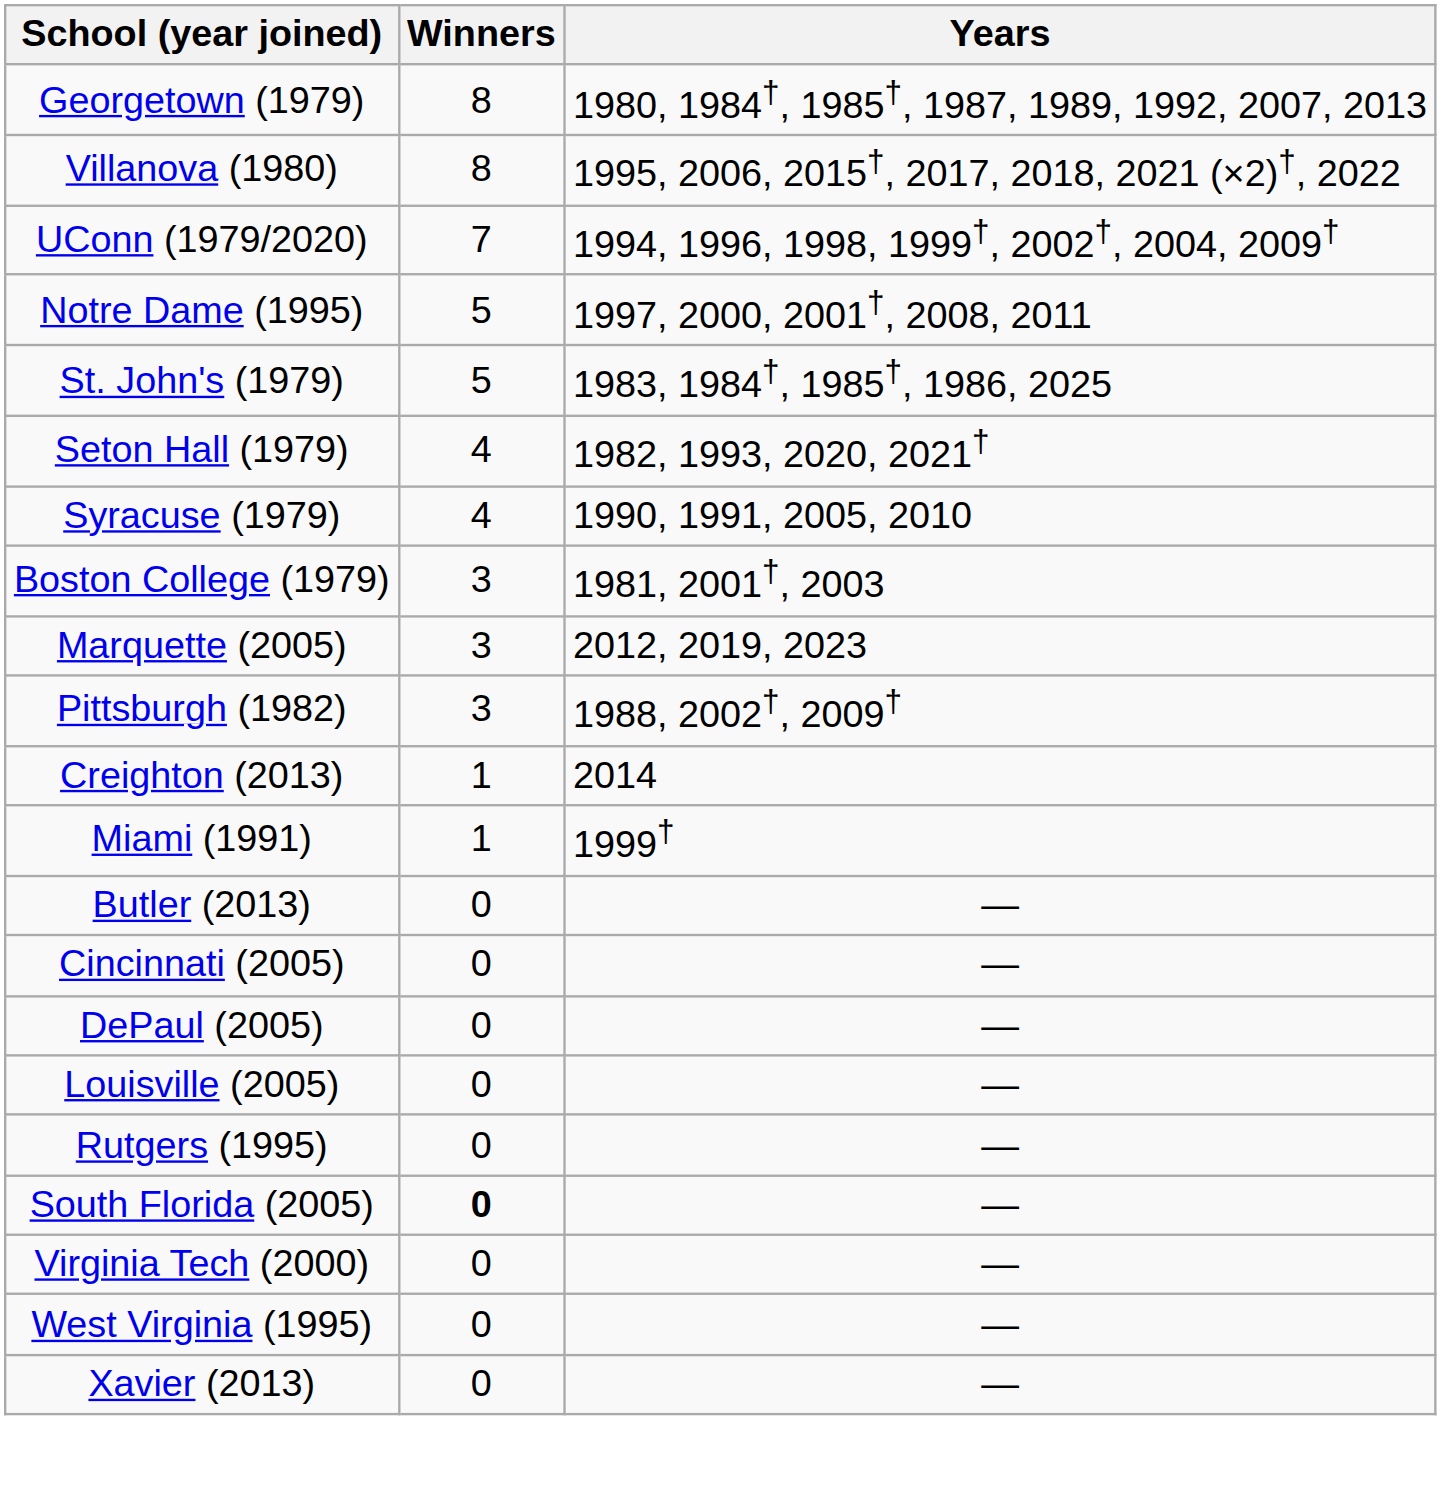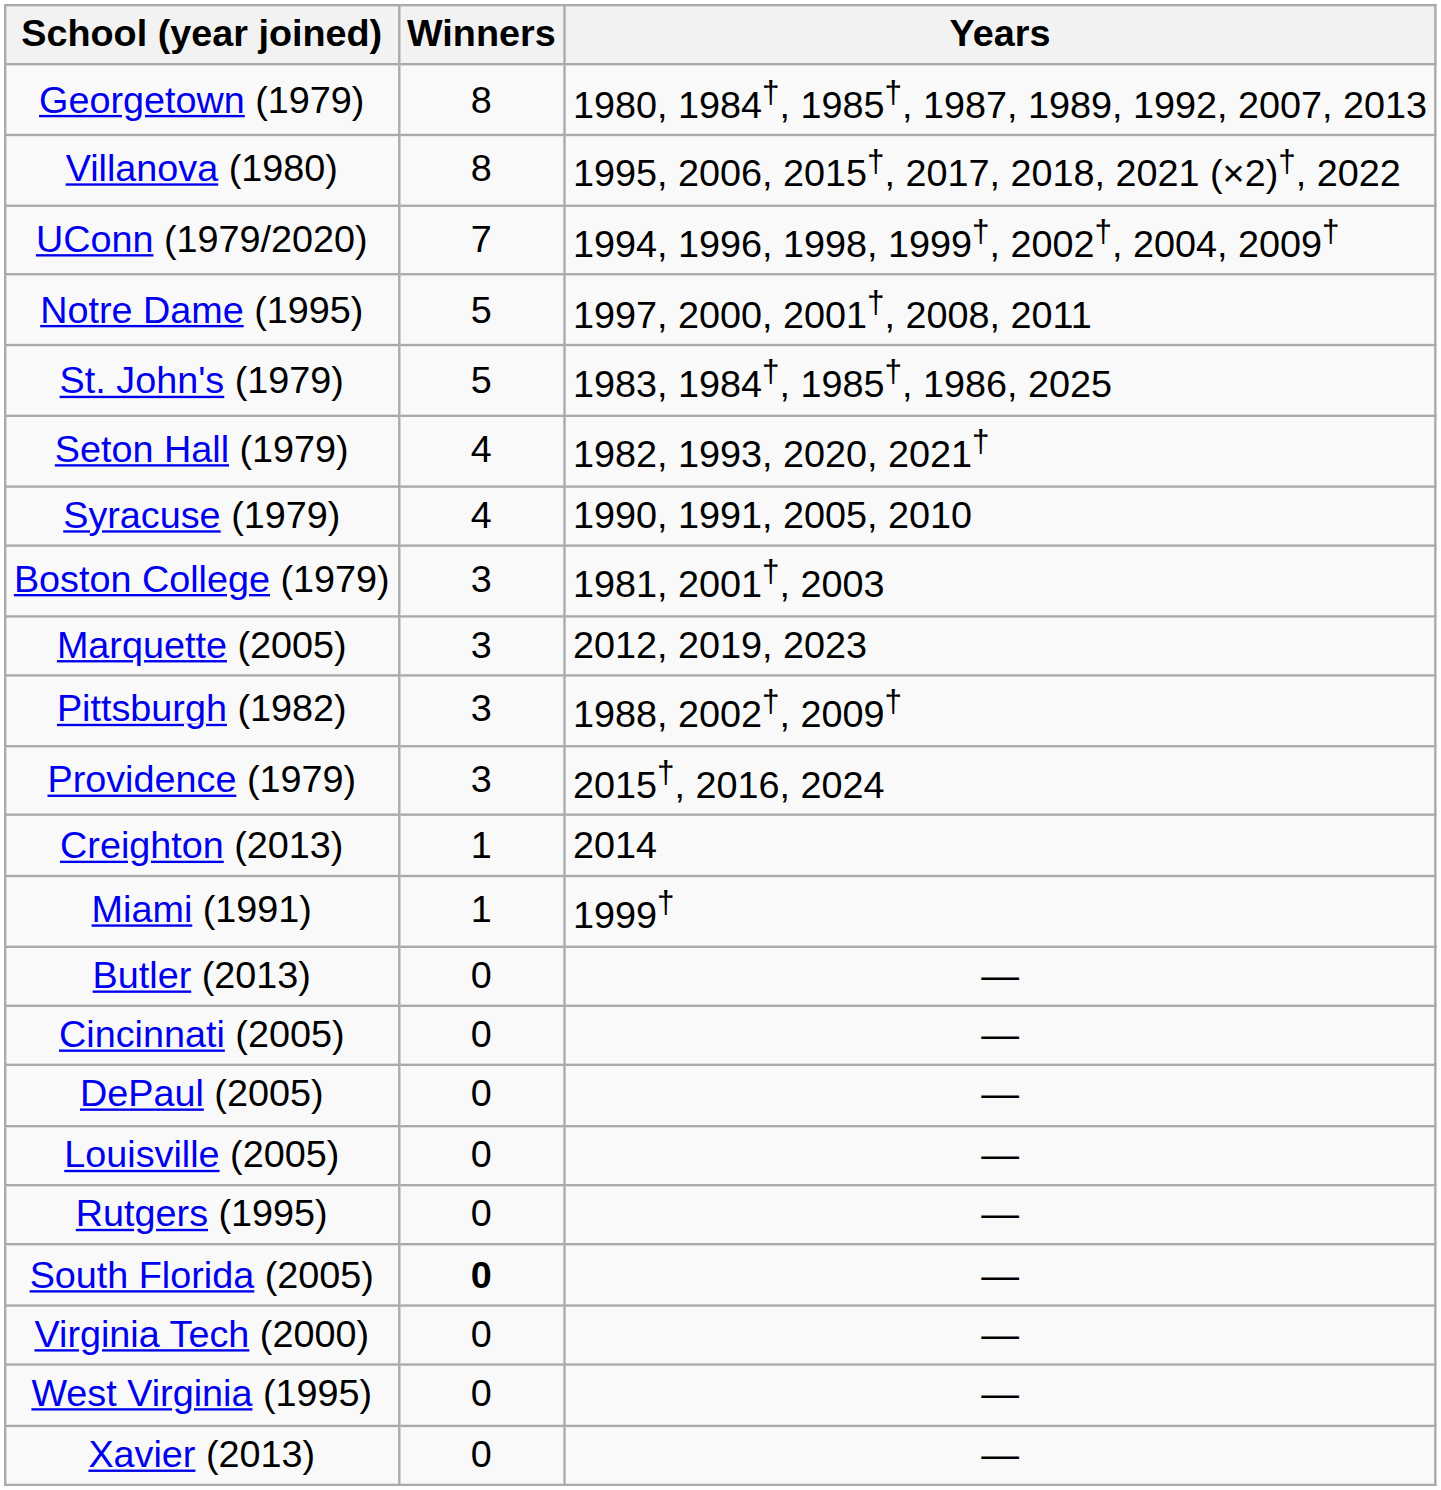+ row: (202, 779)
